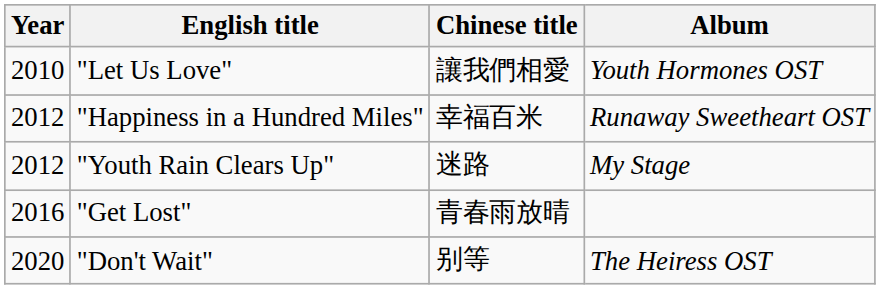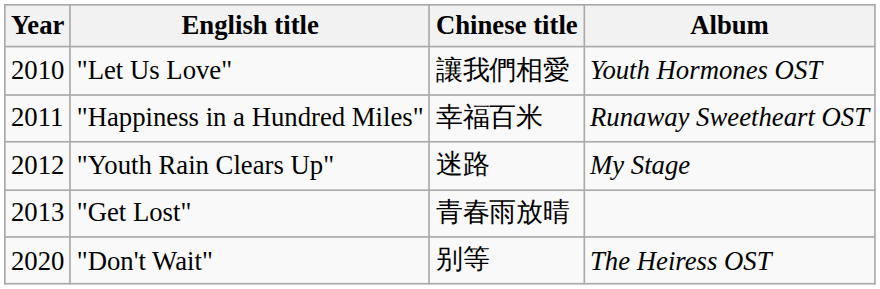(38, 117) 2012 -> (37, 117) 2011
(38, 212) 2016 -> (38, 212) 2013
